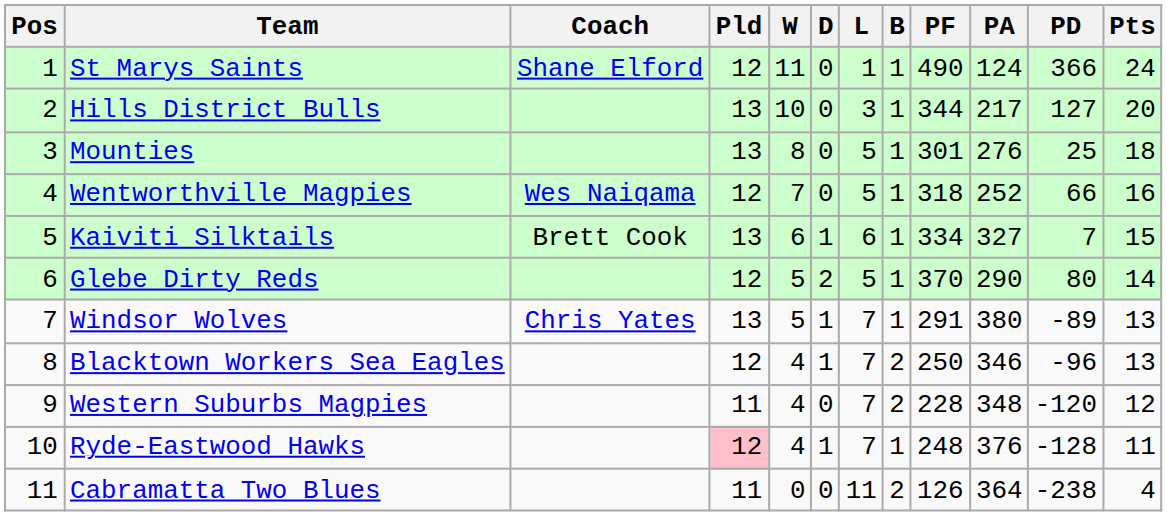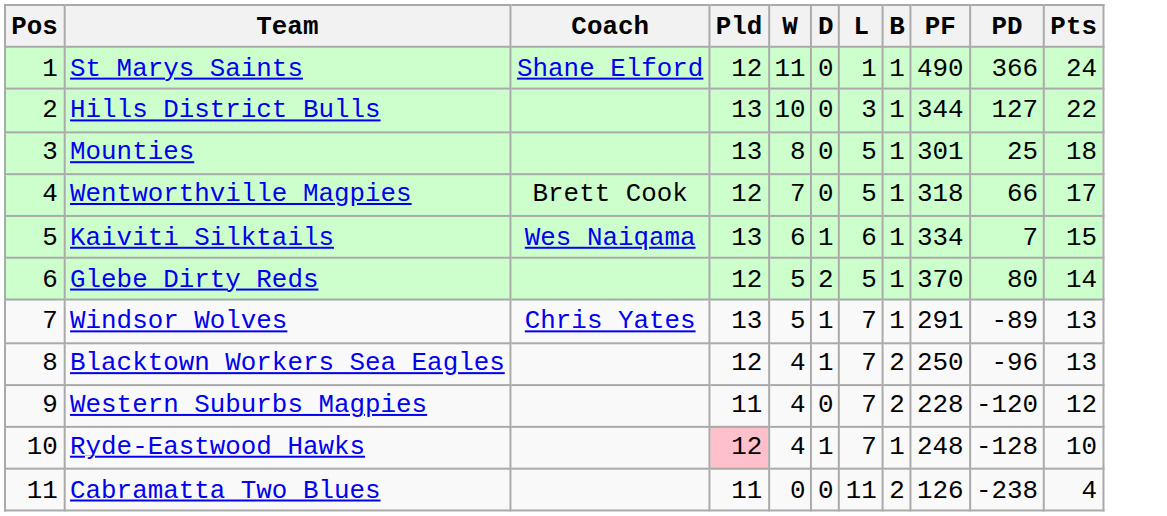- column: (999, 26)
(1140, 110) 20 -> (1081, 110) 22
(610, 195) Wes Naiqama -> (610, 195) Brett Cook
(1140, 195) 16 -> (1081, 195) 17
(610, 237) Brett Cook -> (610, 237) Wes Naiqama
(1140, 448) 11 -> (1081, 448) 10
